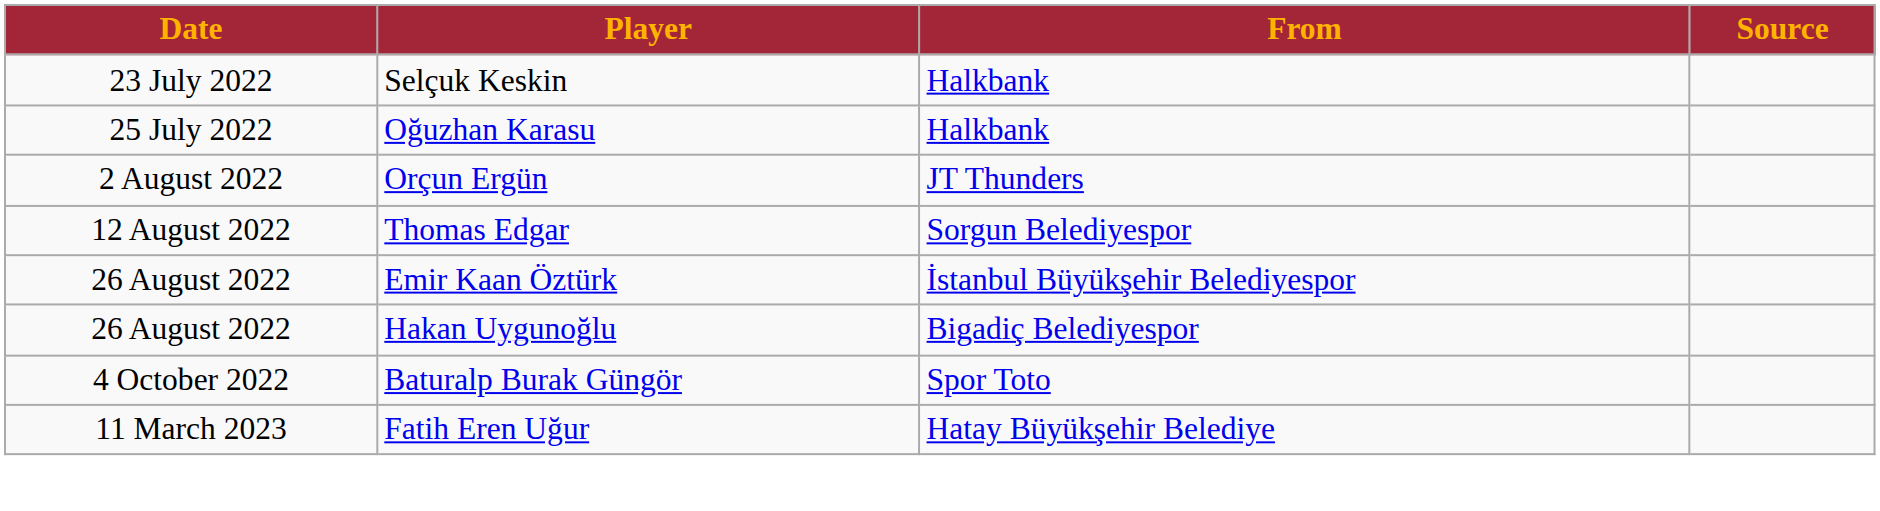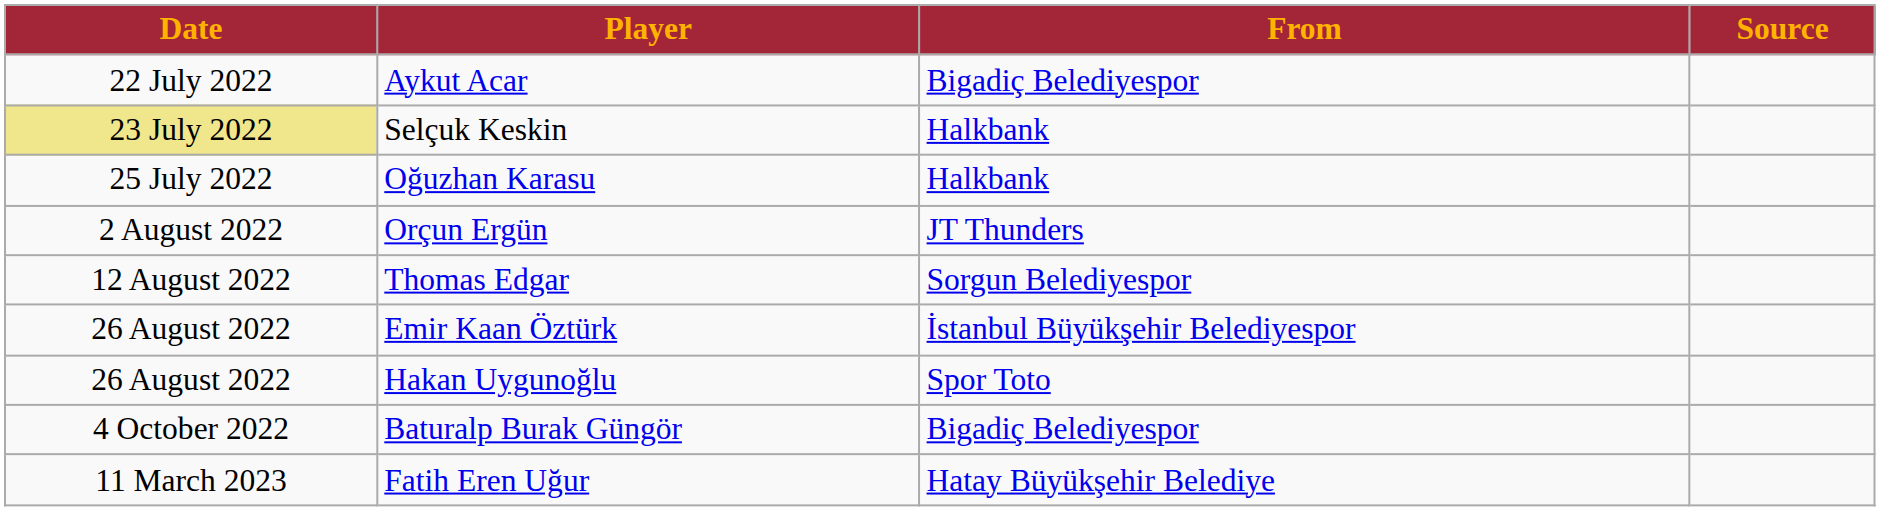+ row: (456, 79)
(191, 79) no background -> (191, 129) khaki background
(1063, 329) Bigadiç Belediyespor -> (989, 379) Spor Toto
(989, 379) Spor Toto -> (1063, 429) Bigadiç Belediyespor
